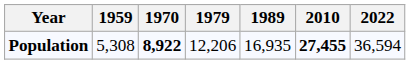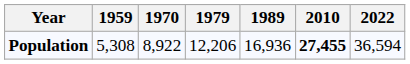(162, 45) bold -> (162, 45) normal
(268, 45) 16,935 -> (268, 45) 16,936
